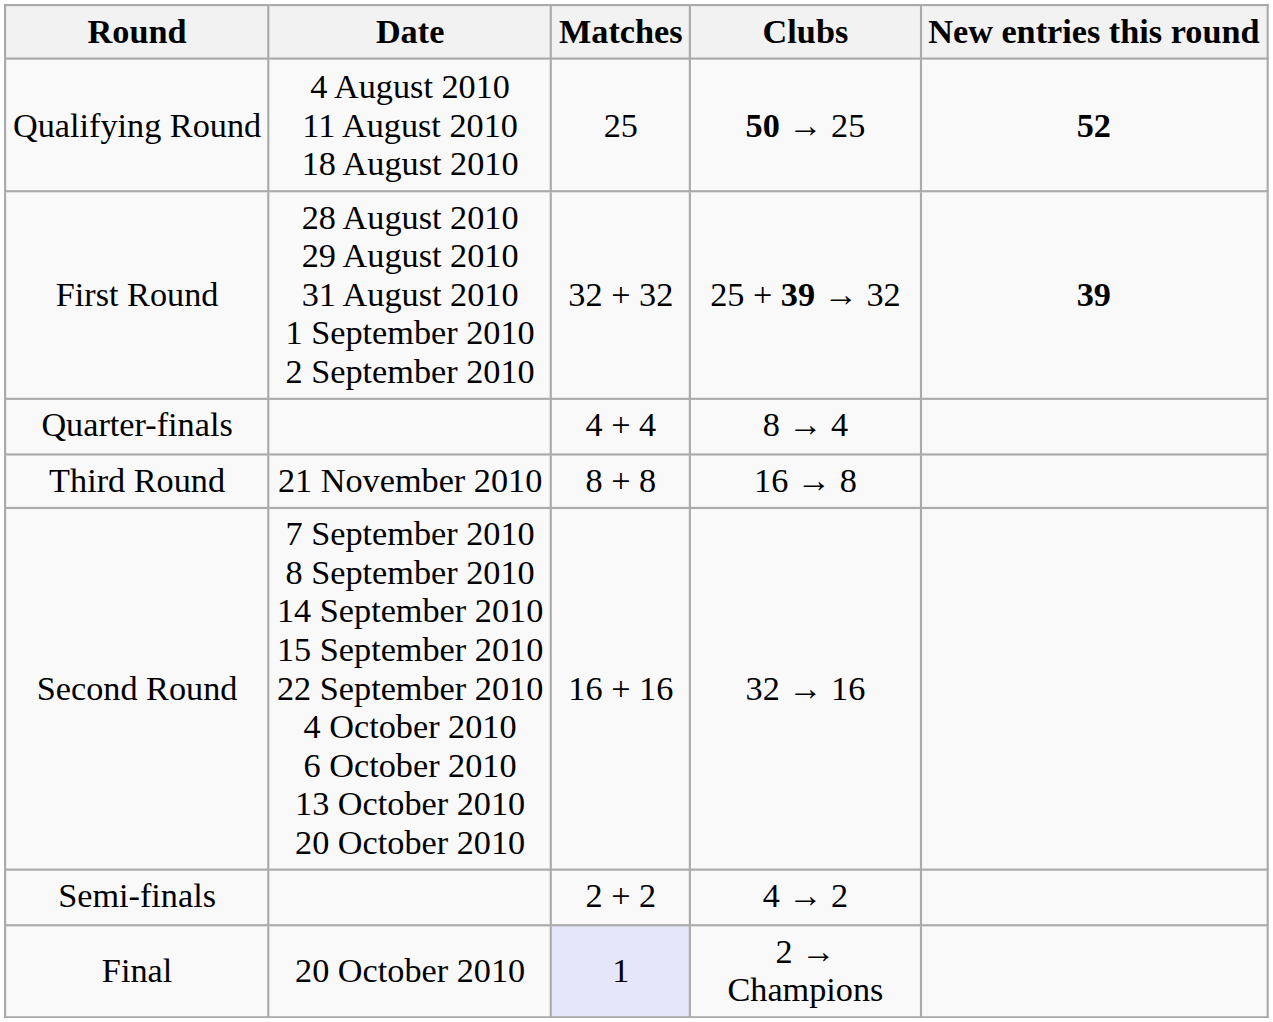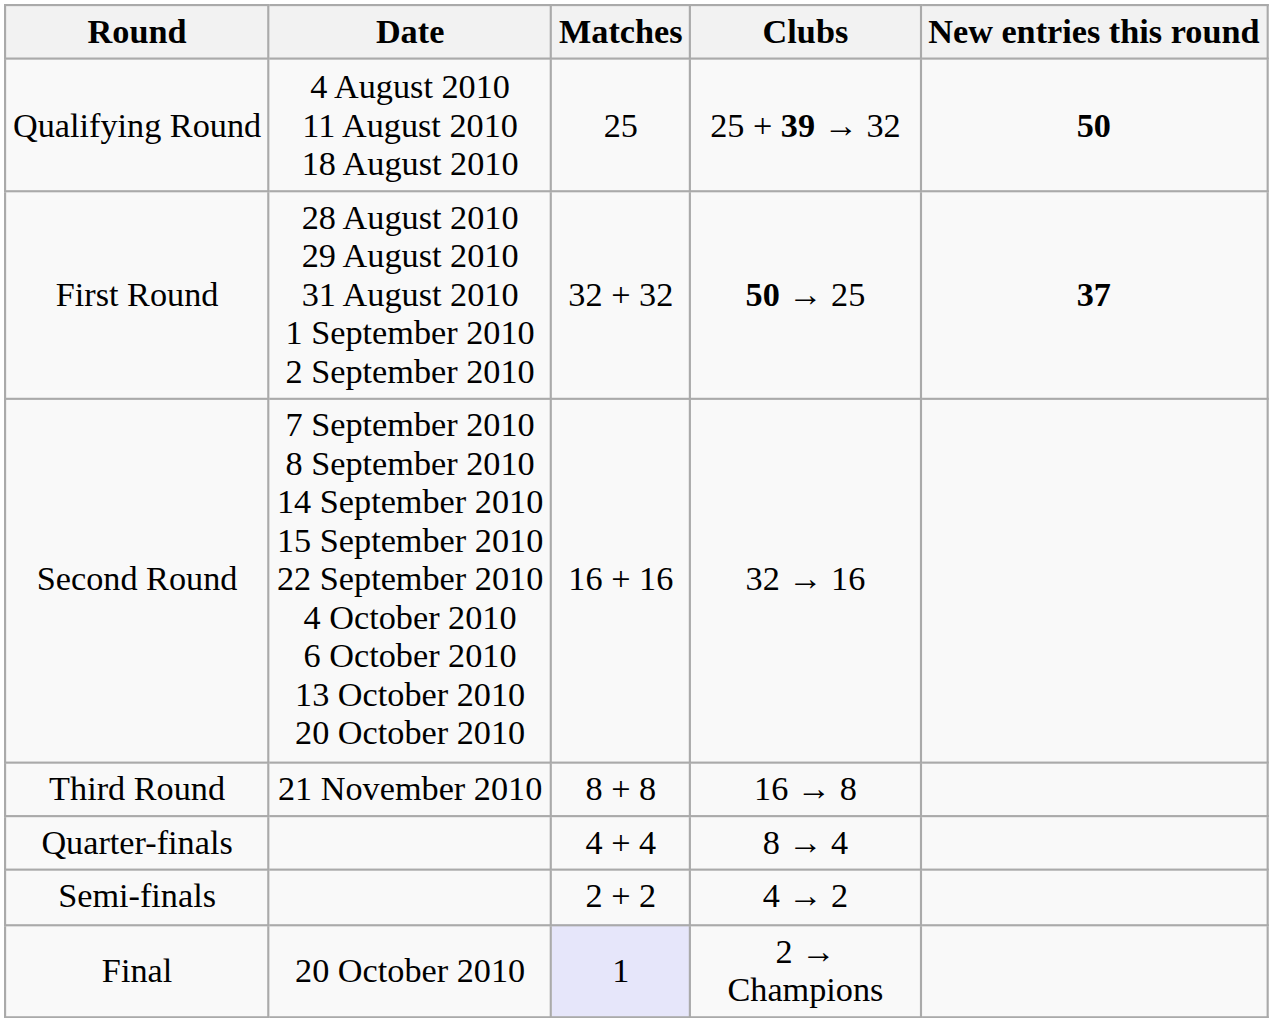(805, 124) 50 → 25 -> (805, 124) 25 + 39 → 32
(1094, 124) 52 -> (1094, 124) 50
(805, 294) 25 + 39 → 32 -> (805, 294) 50 → 25
(1094, 294) 39 -> (1094, 294) 37
rows swapped: (137, 688) <-> (137, 425)
